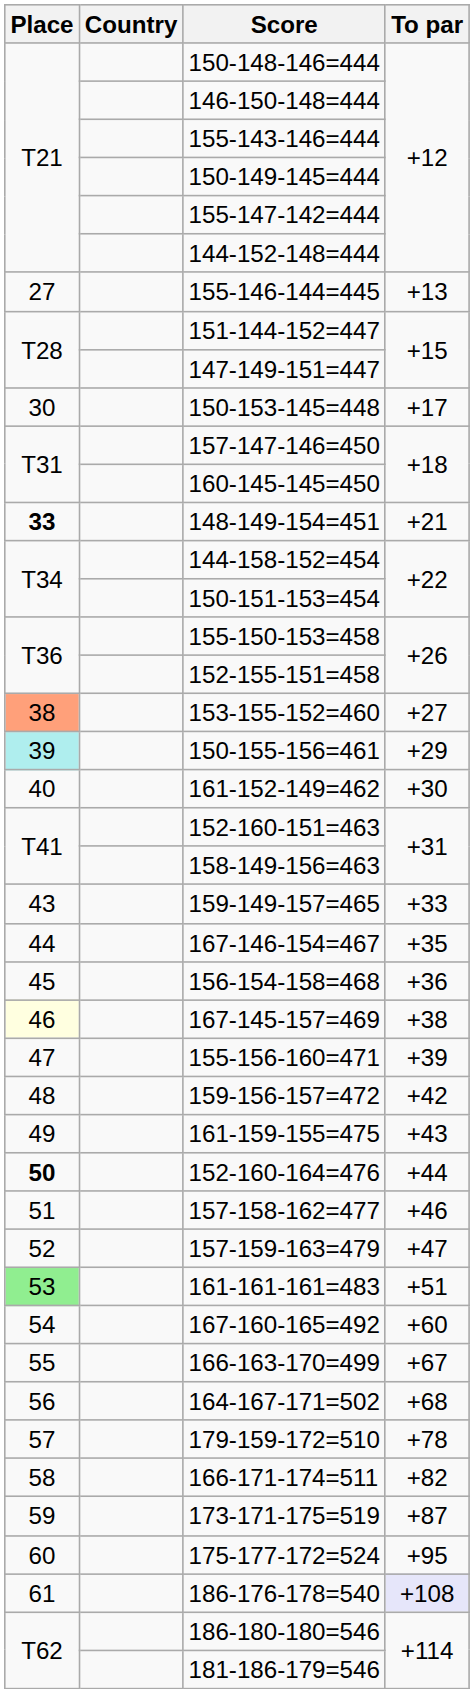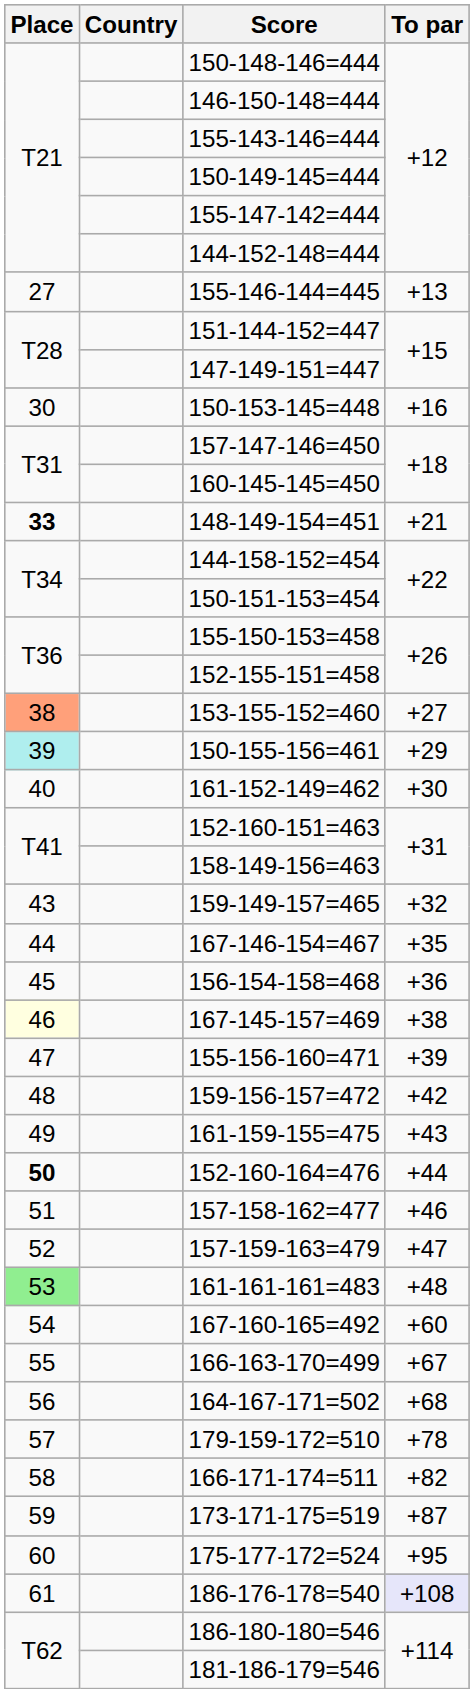(427, 407) +17 -> (427, 407) +16
(427, 904) +33 -> (427, 904) +32
(427, 1287) +51 -> (427, 1287) +48
